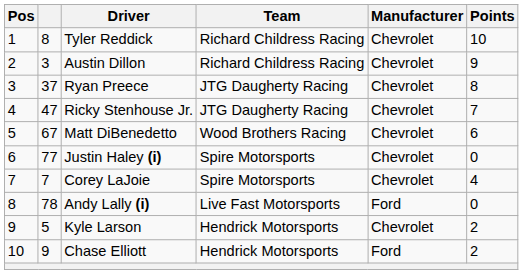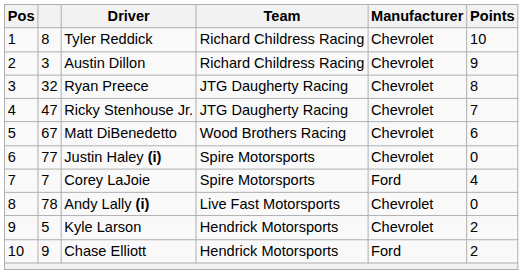(49, 86) 37 -> (49, 86) 32
(402, 180) Chevrolet -> (386, 180) Ford
(386, 203) Ford -> (402, 203) Chevrolet
